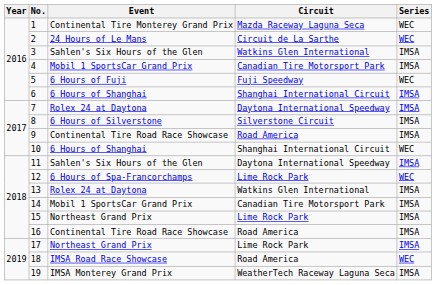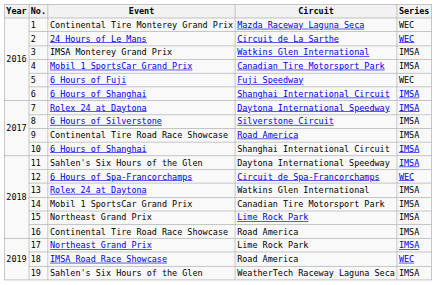(126, 53) Sahlen's Six Hours of the Glen -> (111, 53) IMSA Monterey Grand Prix
(407, 149) WEC -> (409, 149) IMSA
(273, 176) Lime Rock Park -> (308, 176) Circuit de Spa-Francorchamps
(111, 273) IMSA Monterey Grand Prix -> (126, 273) Sahlen's Six Hours of the Glen
